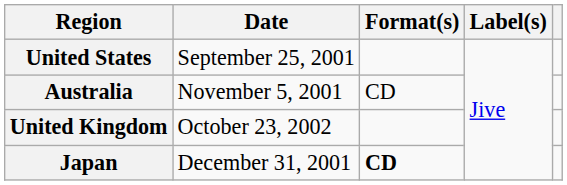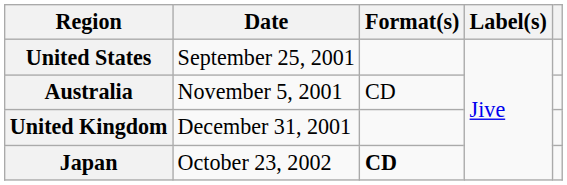(255, 127) October 23, 2002 -> (264, 127) December 31, 2001
(264, 162) December 31, 2001 -> (255, 162) October 23, 2002
